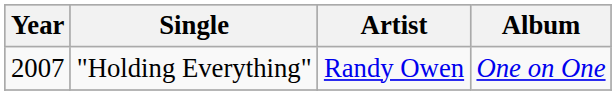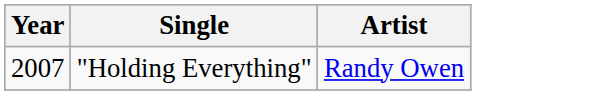- column: (541, 25)
